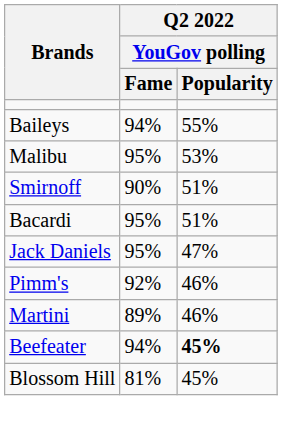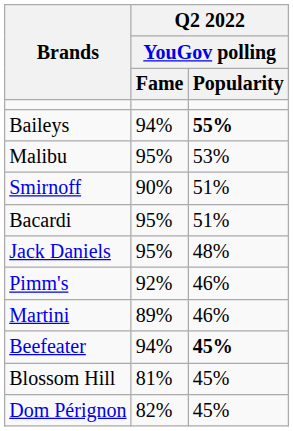(200, 124) normal -> (213, 124) bold
(200, 251) 47% -> (211, 251) 48%
+ row: (68, 410)
